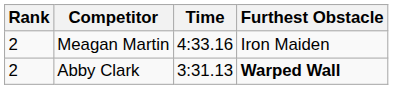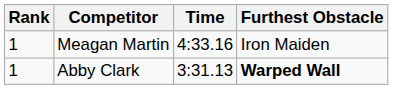(13, 44) 2 -> (13, 44) 1
(13, 71) 2 -> (13, 71) 1
